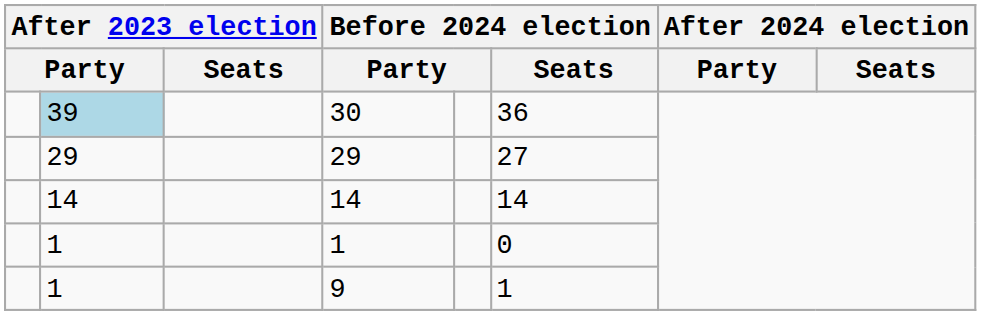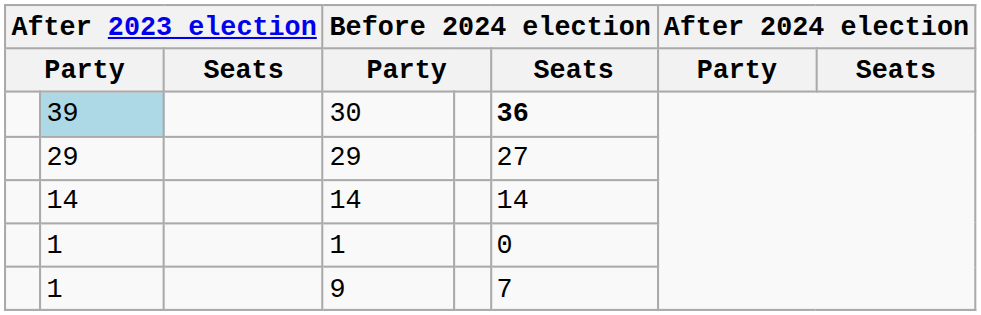(513, 114) normal -> (513, 114) bold
(505, 289) 1 -> (505, 289) 7
